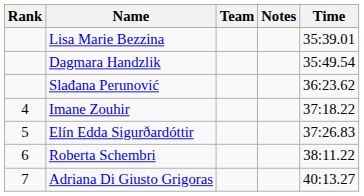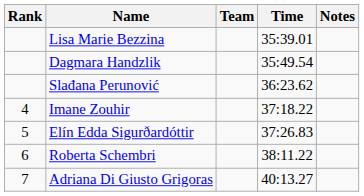columns swapped: (329, 16) <-> (279, 16)
